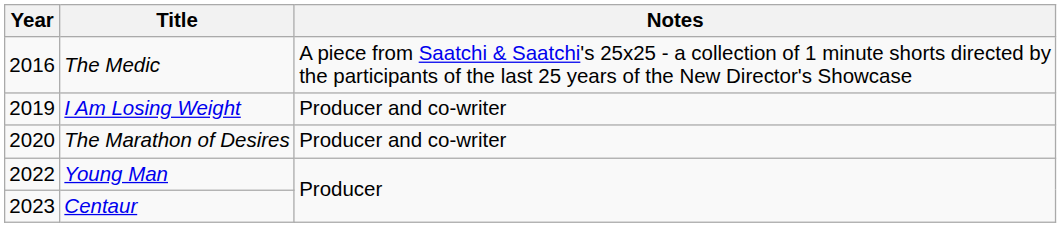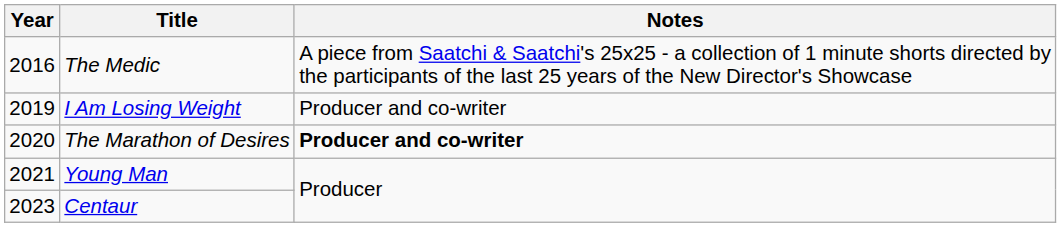(403, 141) normal -> (411, 141) bold
(32, 173) 2022 -> (32, 173) 2021
